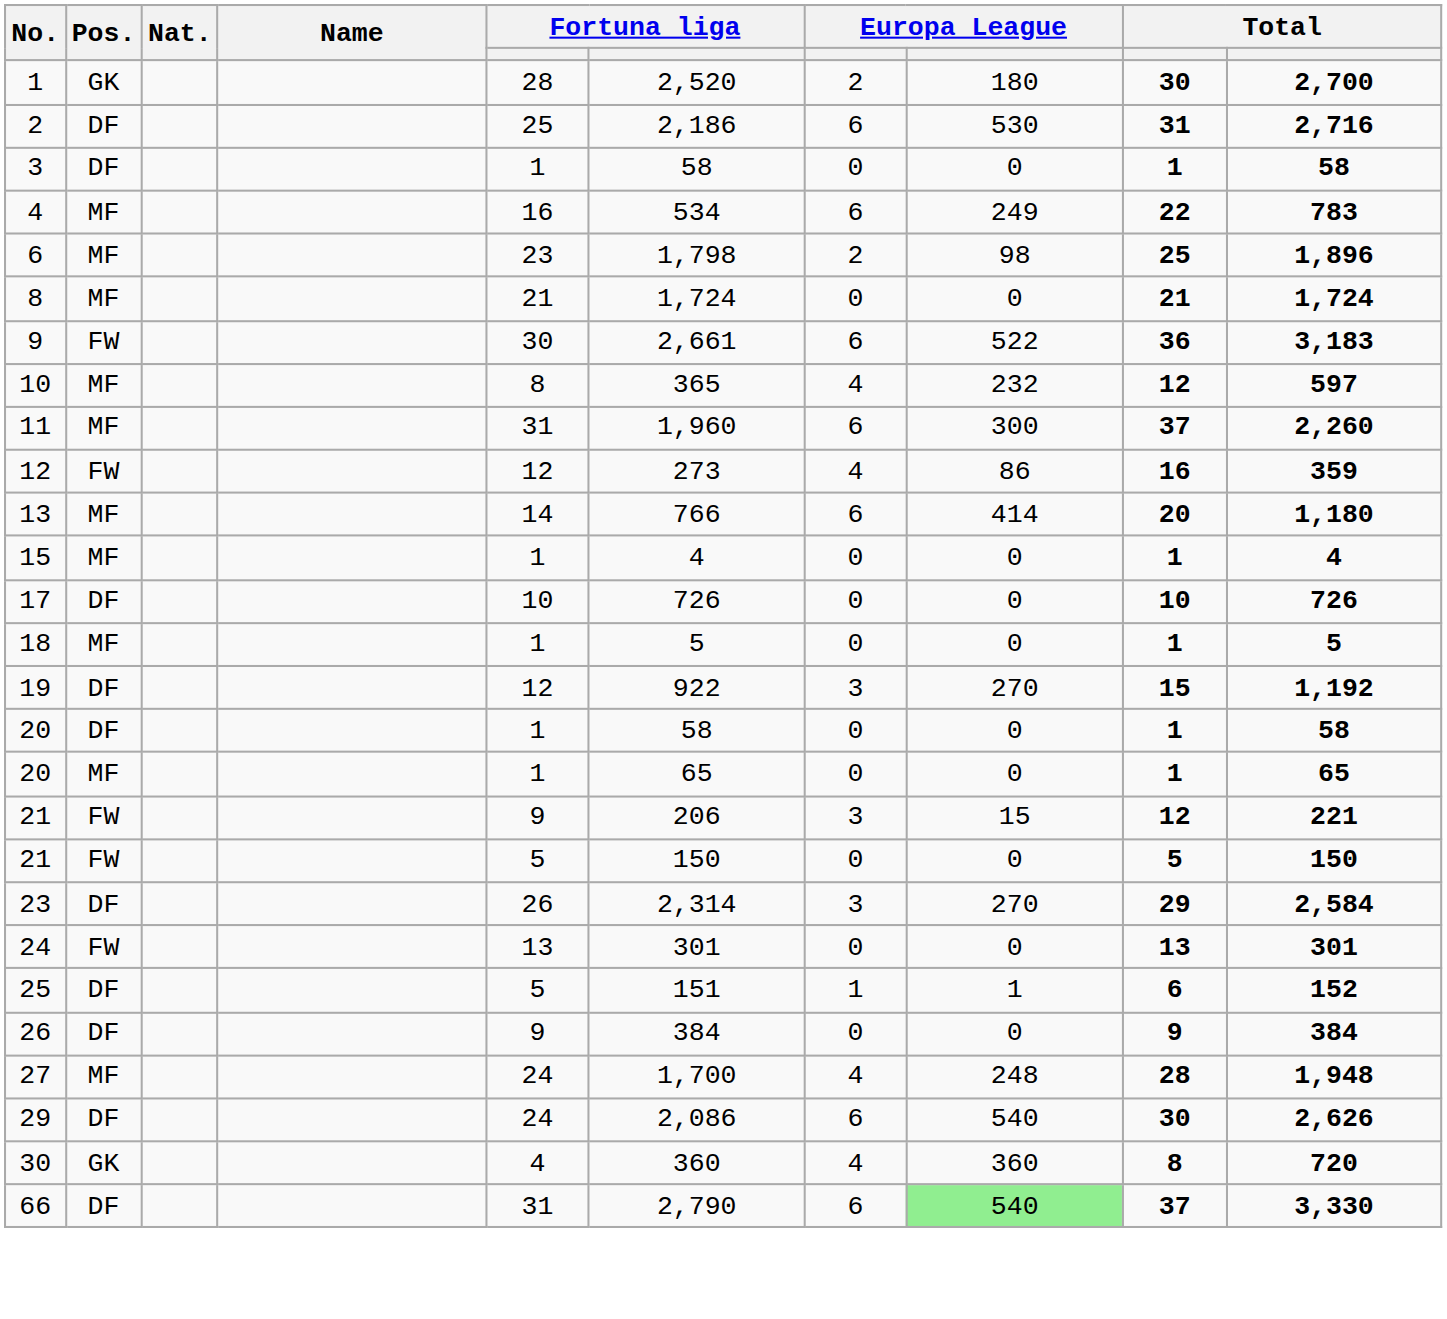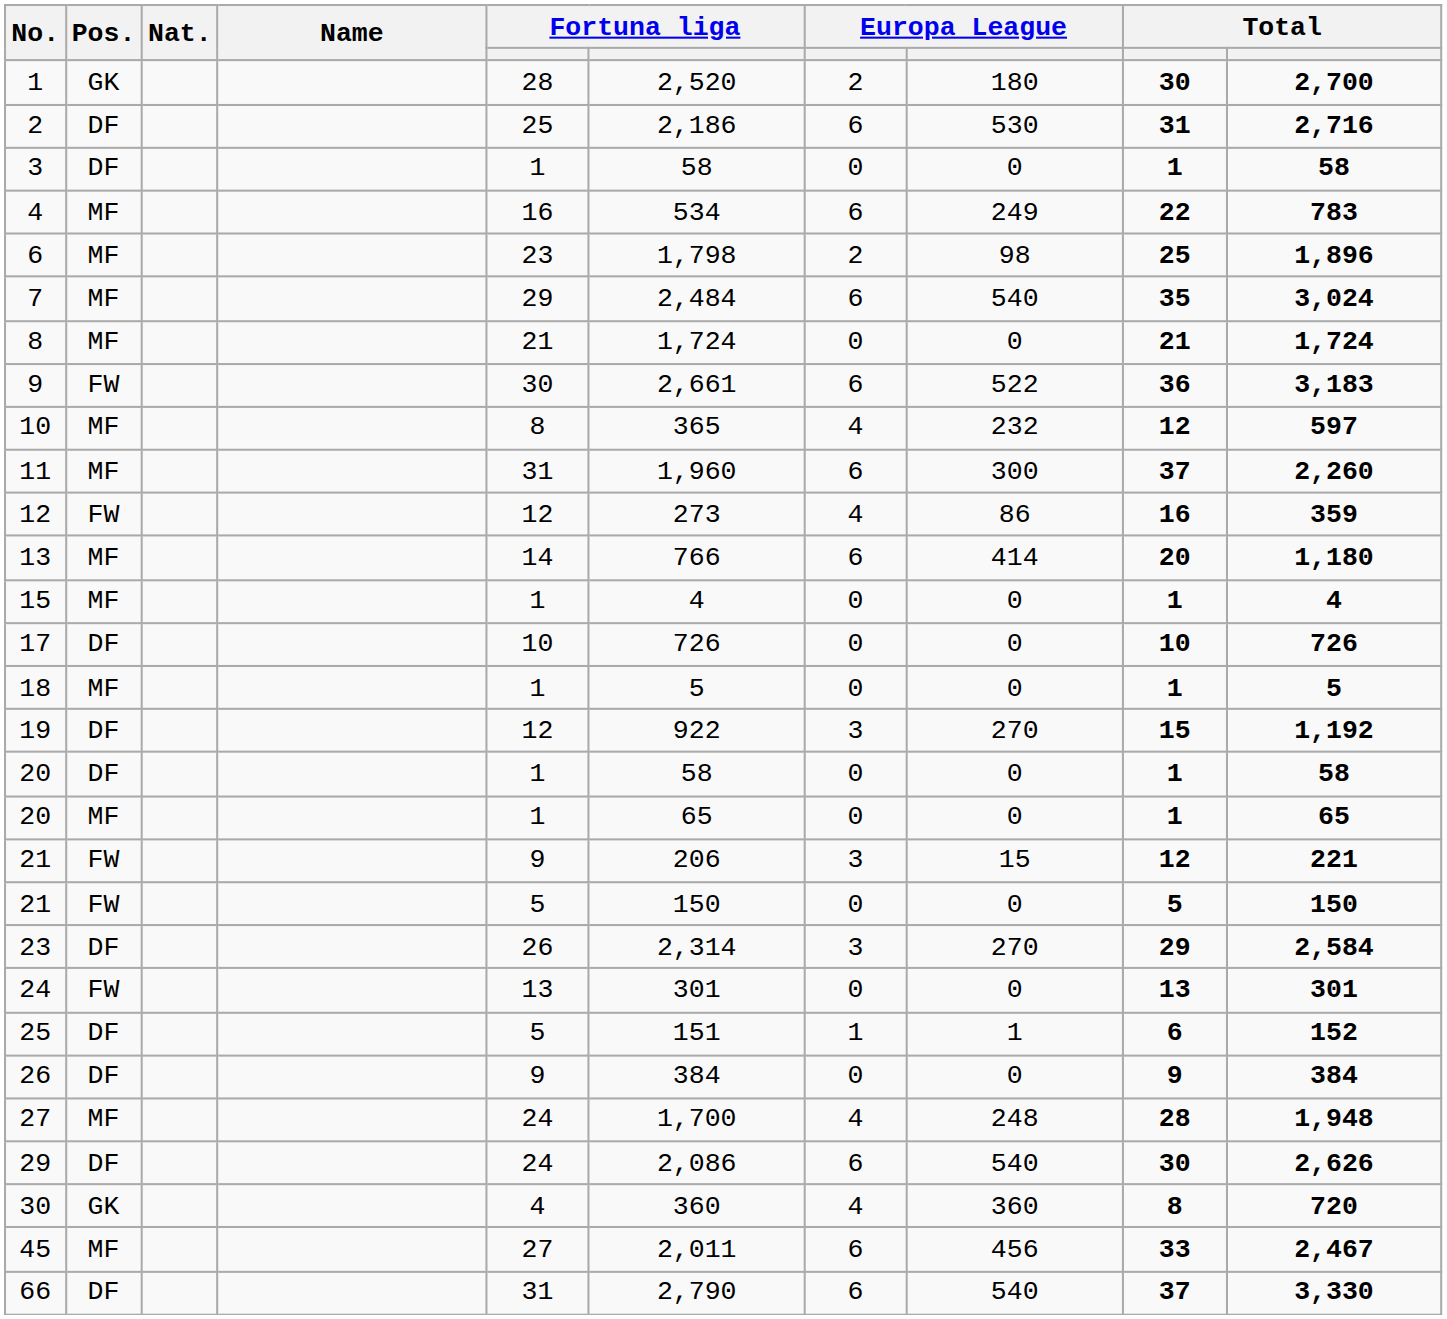+ row: (35, 299)
+ row: (35, 1249)
(1015, 1206) lightgreen background -> (1015, 1293) no background
